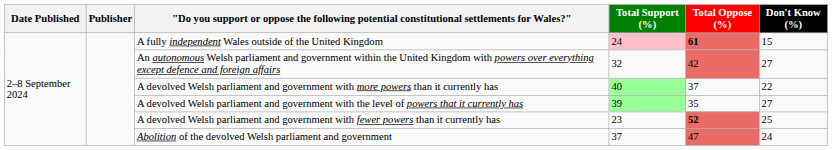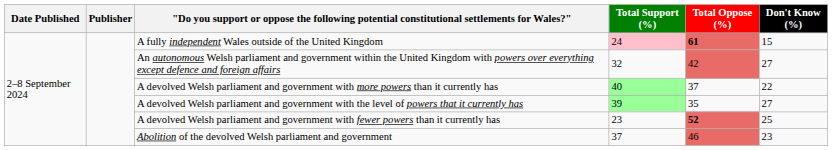(693, 137) 47 -> (693, 137) 46
(767, 137) 24 -> (767, 137) 23
